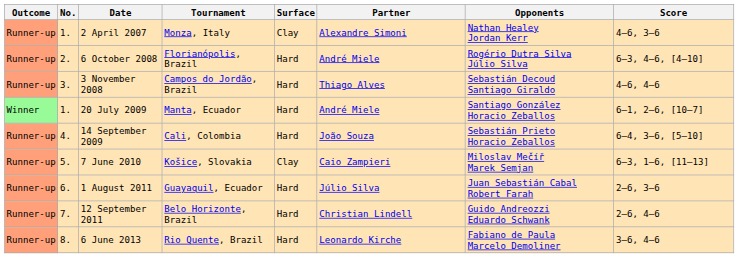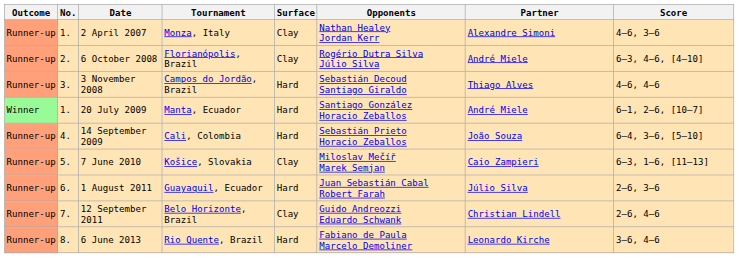columns swapped: (391, 12) <-> (540, 12)
(288, 58) Hard -> (288, 58) Clay
(288, 214) Hard -> (288, 214) Clay
